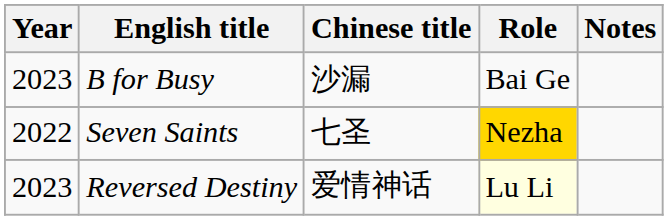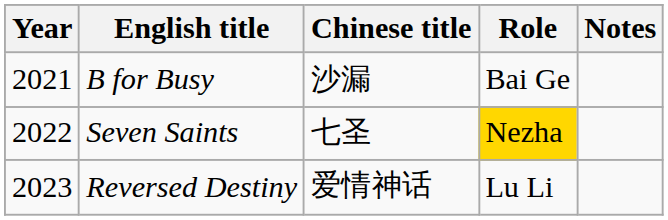(42, 79) 2023 -> (42, 79) 2021
(519, 186) lightyellow background -> (519, 186) no background
